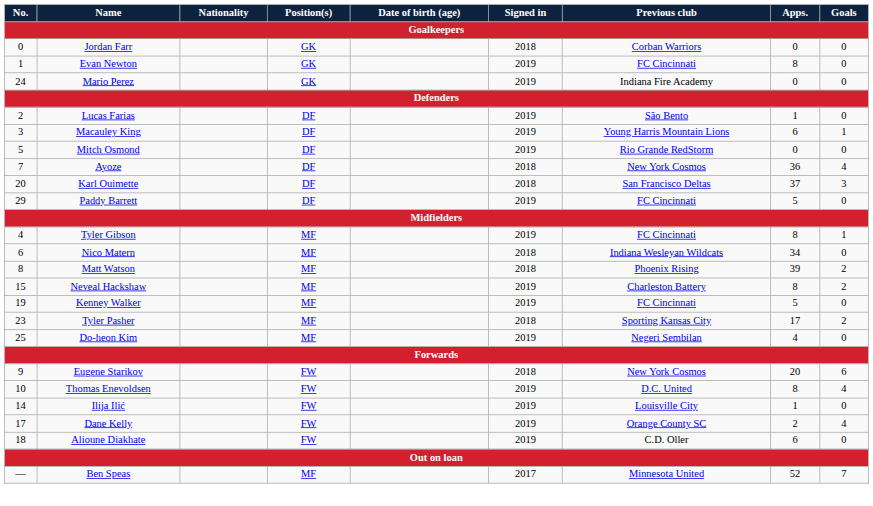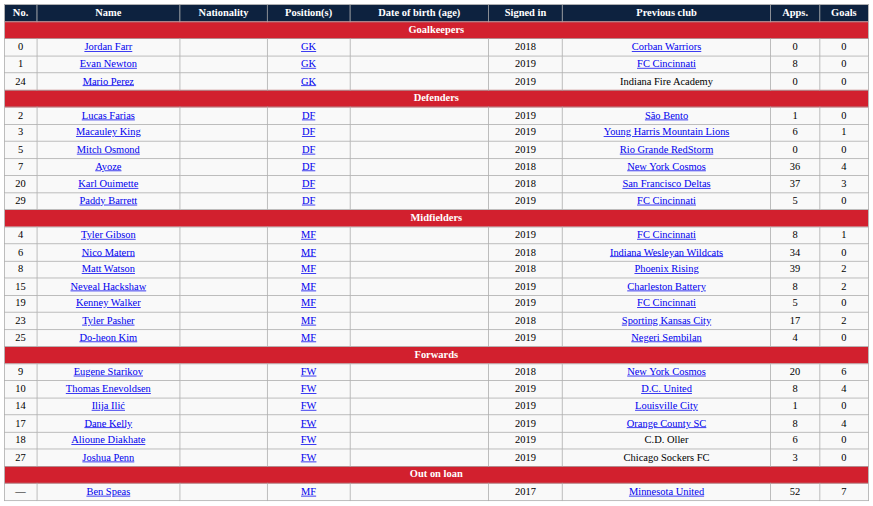(795, 423) 2 -> (795, 423) 8
+ row: (108, 457)
